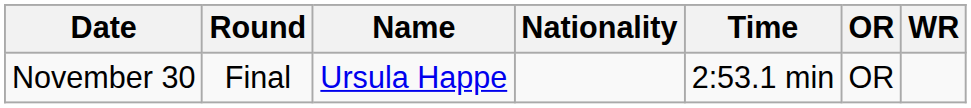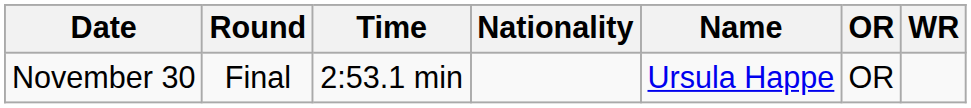columns swapped: (414, 28) <-> (763, 28)
